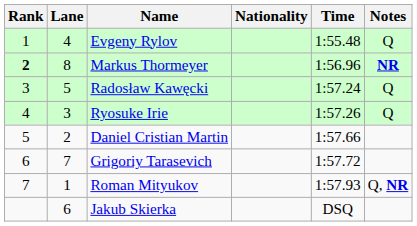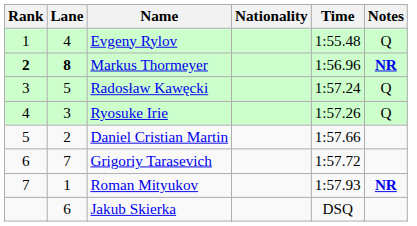(67, 64) normal -> (67, 64) bold
(388, 185) Q, NR -> (386, 185) NR
